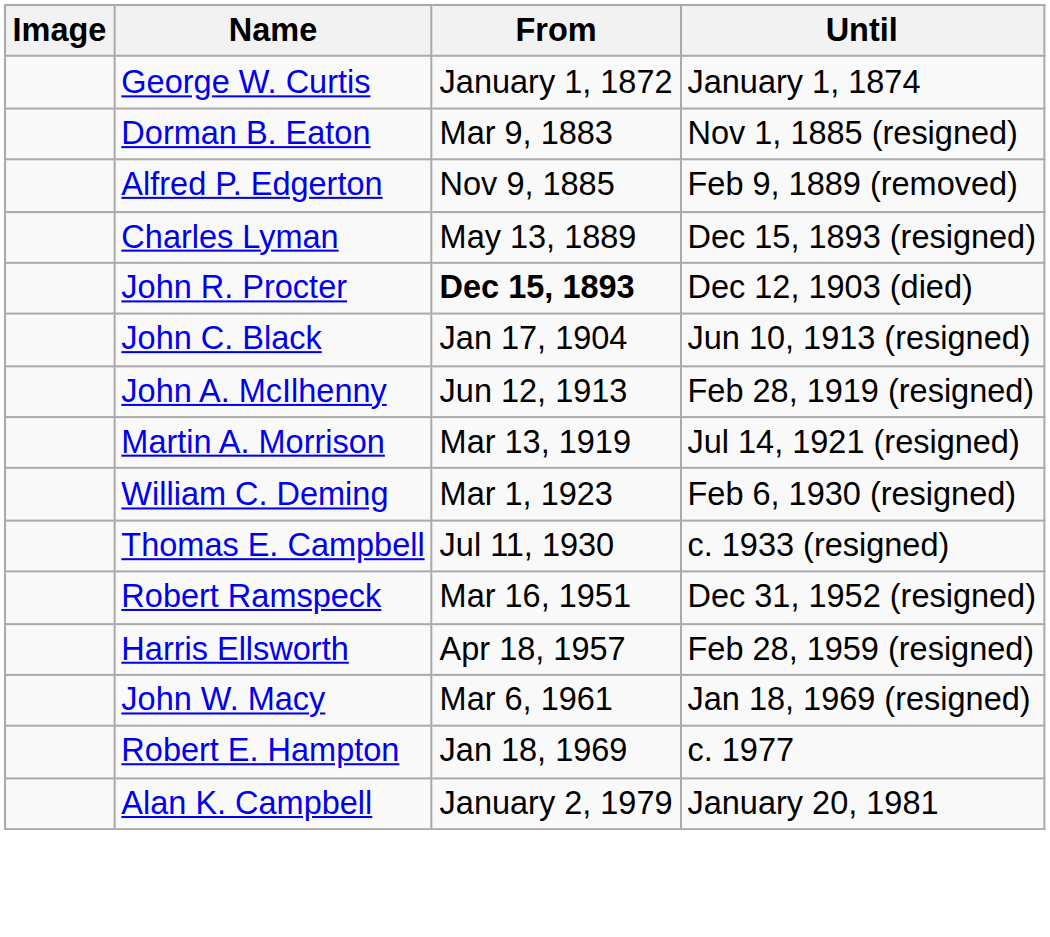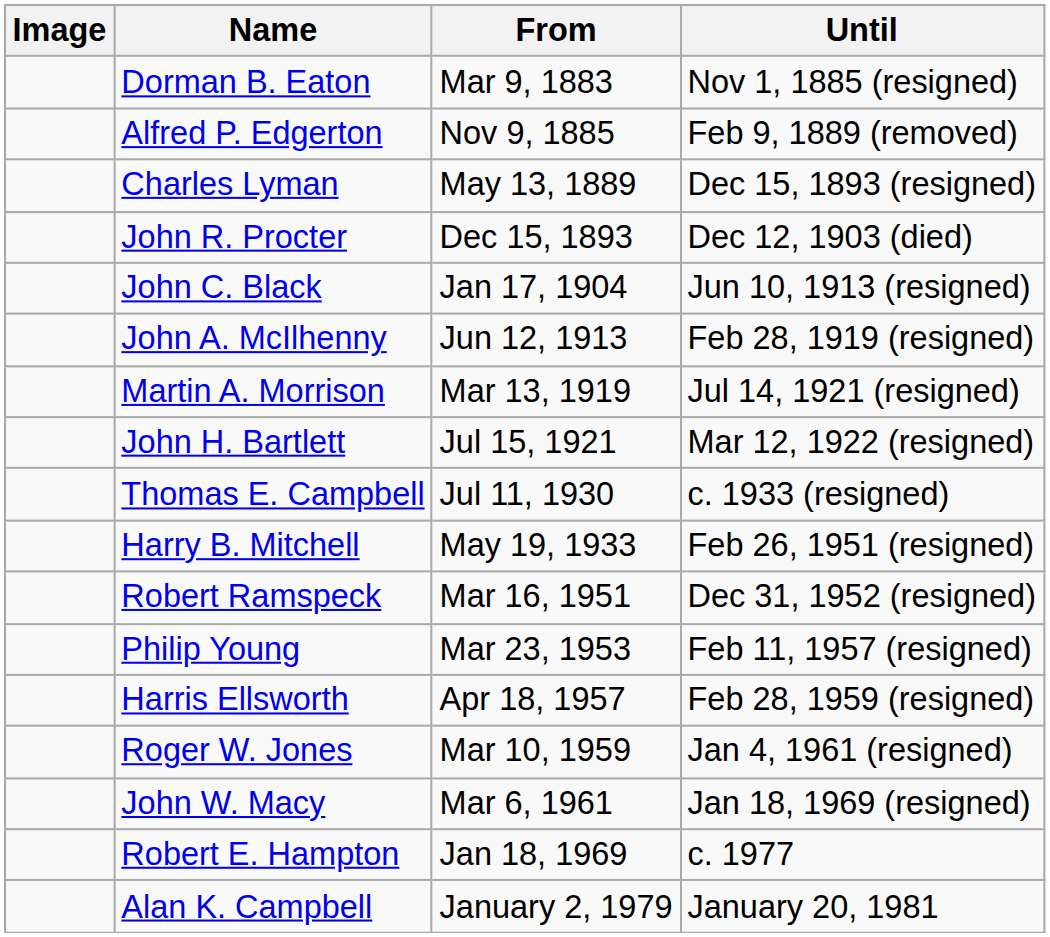- row: (246, 81)
(537, 287) bold -> (536, 236) normal
+ row: (233, 442)
- row: (255, 493)
+ row: (240, 545)
+ row: (211, 648)
+ row: (237, 751)
